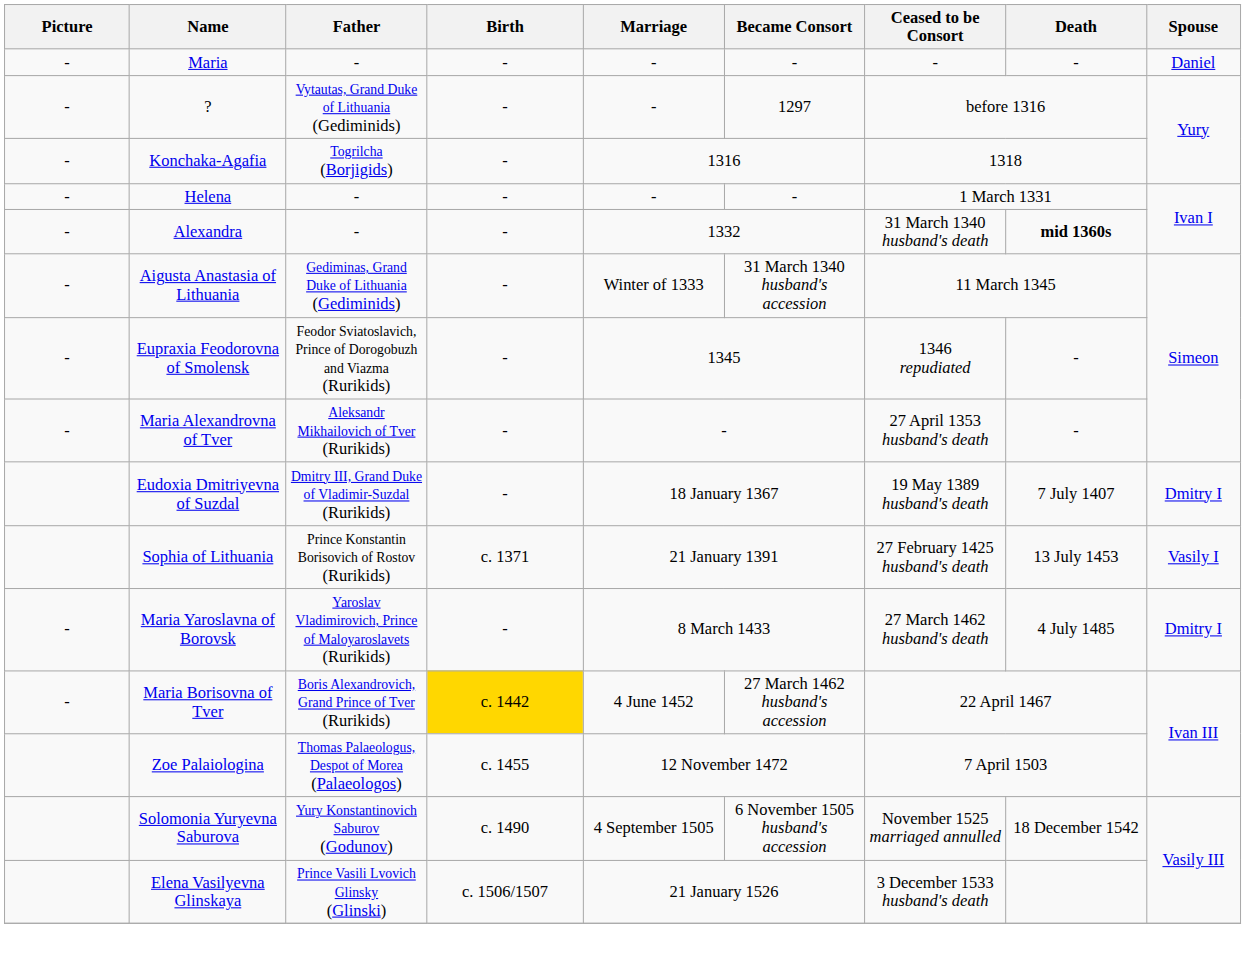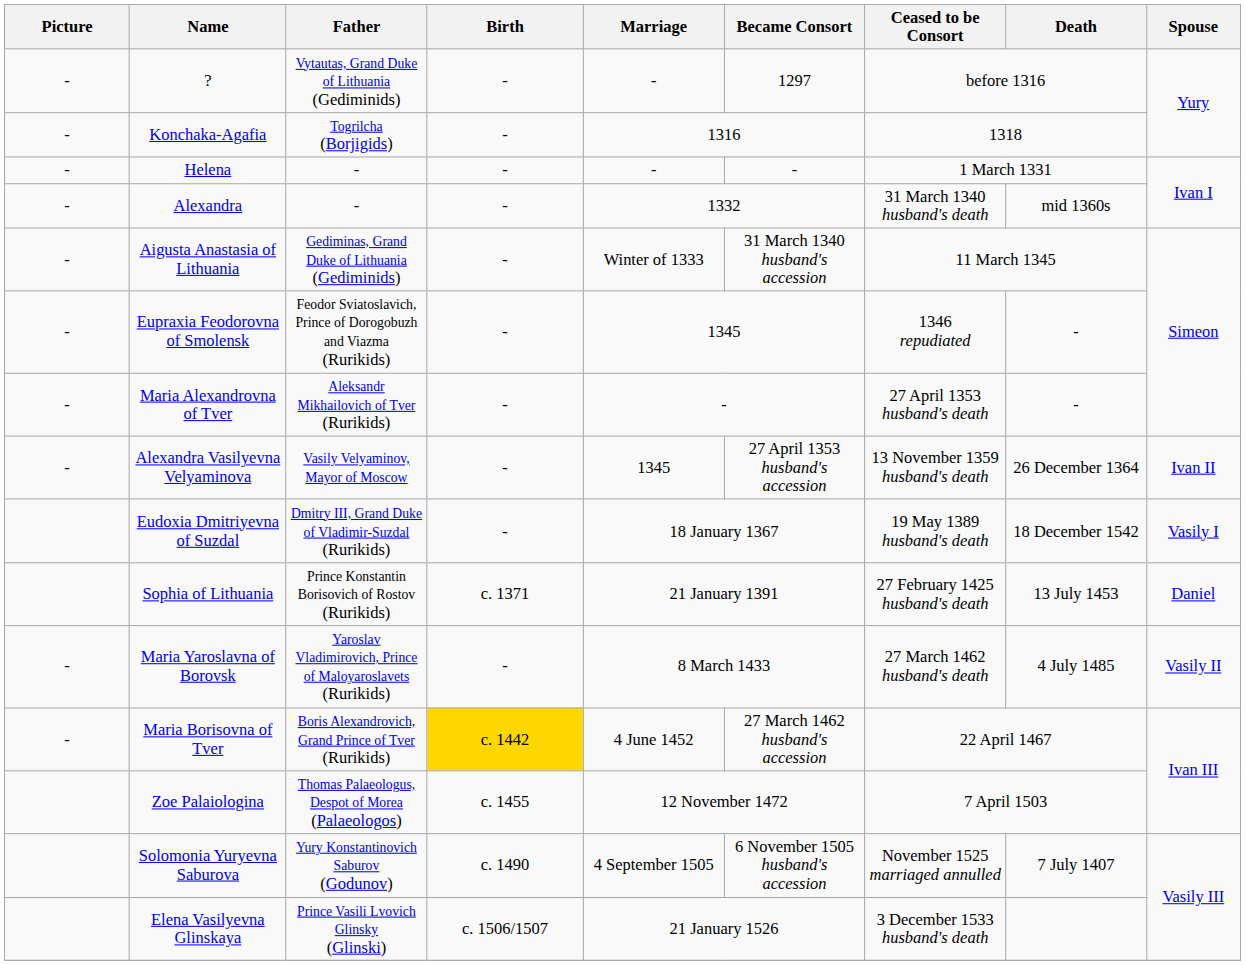- row: (208, 62)
(1076, 231) bold -> (1076, 205) normal
+ row: (208, 467)
(1076, 493) 7 July 1407 -> (1076, 530) 18 December 1542
(1193, 493) Dmitry I -> (1193, 530) Vasily I
(1193, 557) Vasily I -> (1193, 594) Daniel
(1193, 629) Dmitry I -> (1193, 666) Vasily II
(1076, 828) 18 December 1542 -> (1076, 865) 7 July 1407
